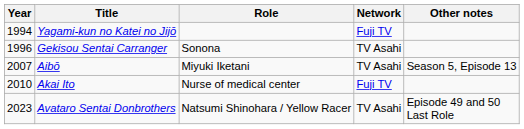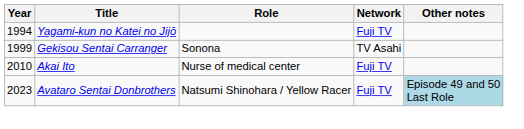(20, 49) 1996 -> (20, 49) 1999
- row: (48, 67)
(379, 109) TV Asahi -> (374, 91) Fuji TV
(453, 109) no background -> (453, 91) lightblue background
